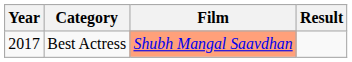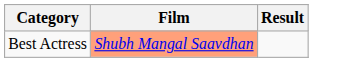- column: (24, 17)
